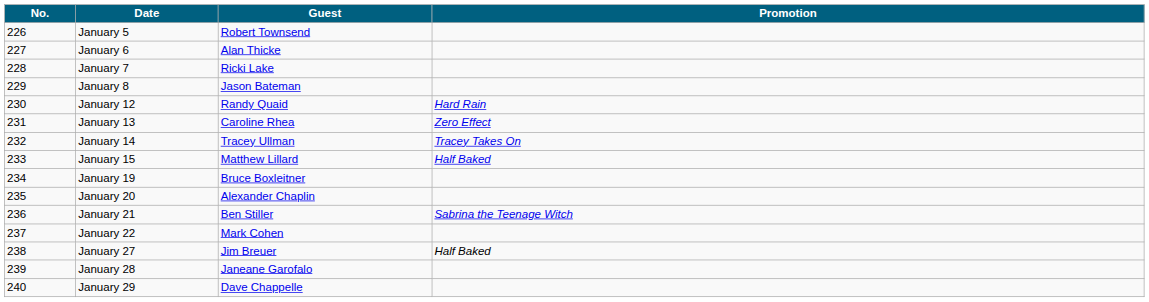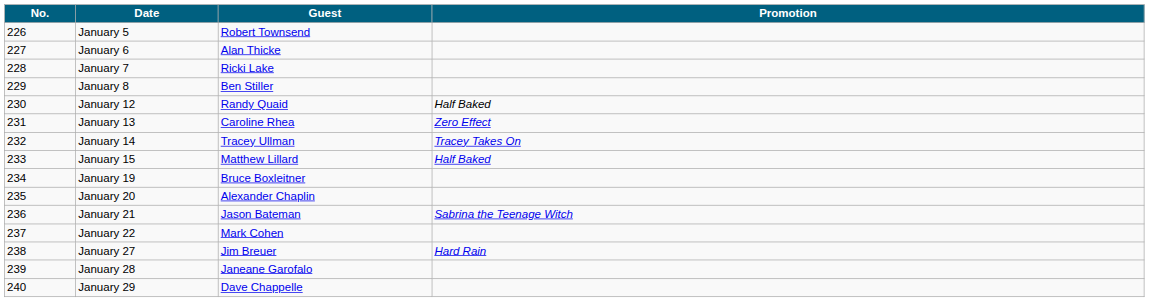(261, 86) Jason Bateman -> (247, 86) Ben Stiller
(460, 104) Hard Rain -> (463, 104) Half Baked
(247, 214) Ben Stiller -> (261, 214) Jason Bateman
(463, 251) Half Baked -> (460, 251) Hard Rain
